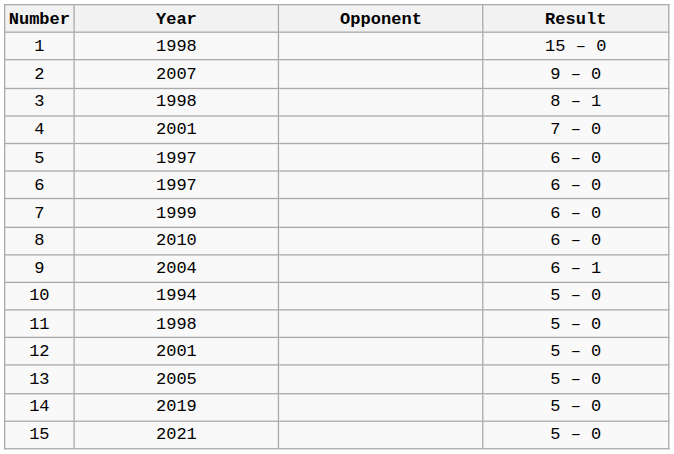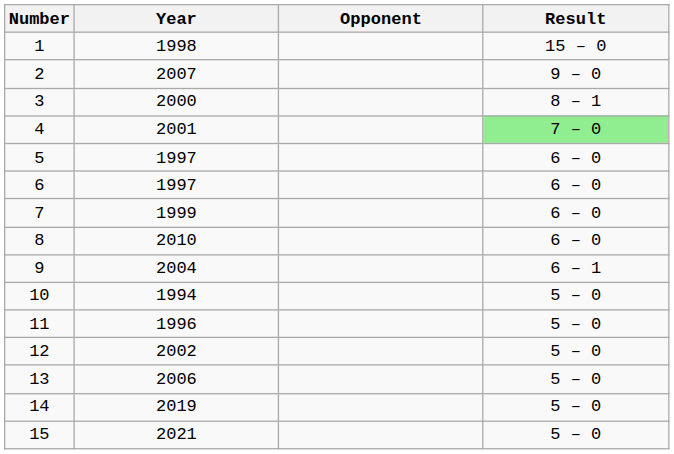(176, 102) 1998 -> (176, 102) 2000
(576, 130) no background -> (576, 130) lightgreen background
(176, 324) 1998 -> (176, 324) 1996
(176, 352) 2001 -> (176, 352) 2002
(176, 379) 2005 -> (176, 379) 2006
